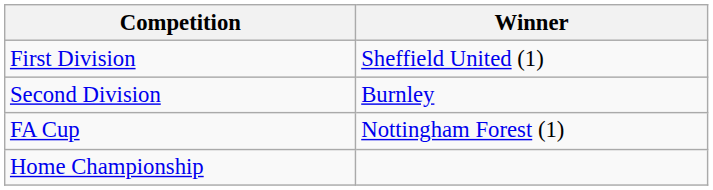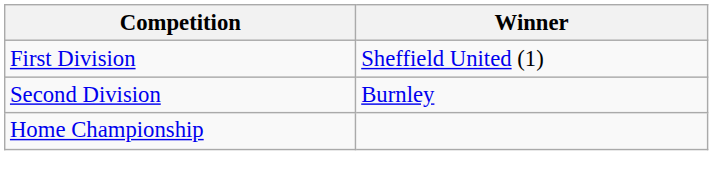- row: (45, 130)
